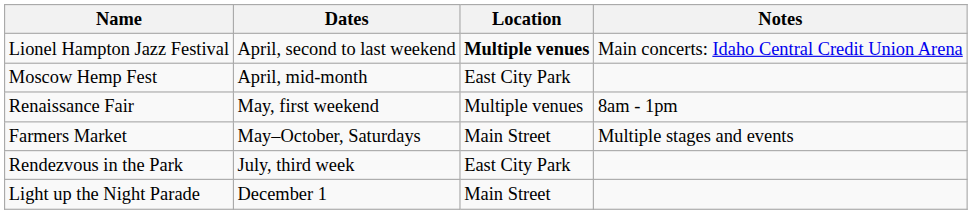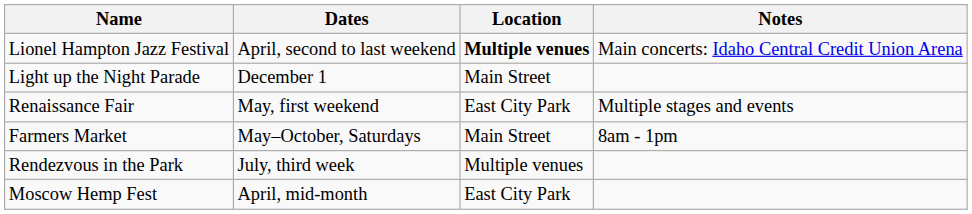rows swapped: (83, 77) <-> (104, 194)
(524, 106) Multiple venues -> (517, 106) East City Park
(638, 106) 8am - 1pm -> (696, 106) Multiple stages and events
(696, 135) Multiple stages and events -> (638, 135) 8am - 1pm
(517, 164) East City Park -> (524, 164) Multiple venues
